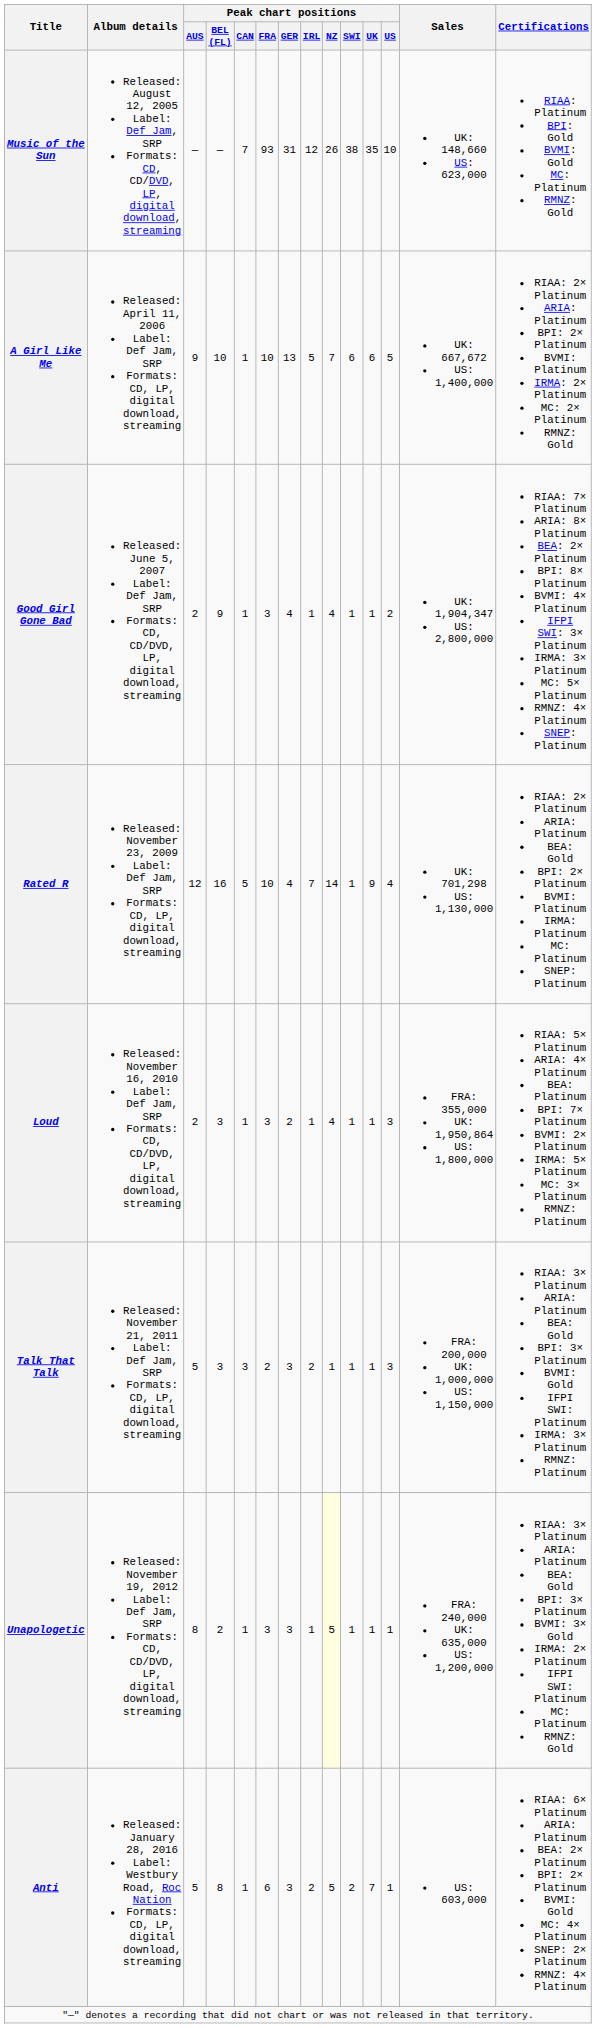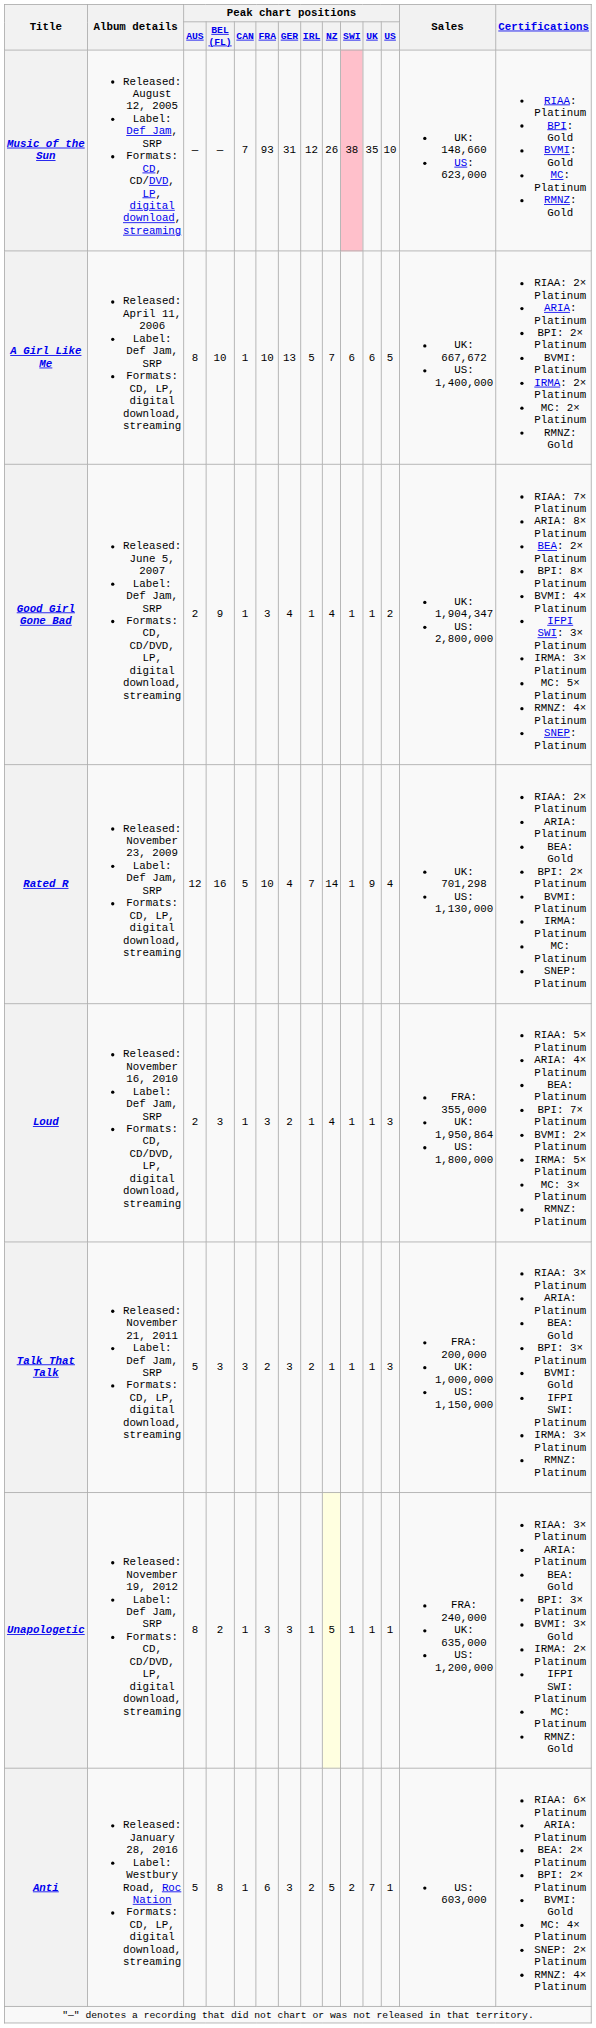(352, 150) no background -> (352, 150) pink background
(195, 358) 9 -> (195, 358) 8
